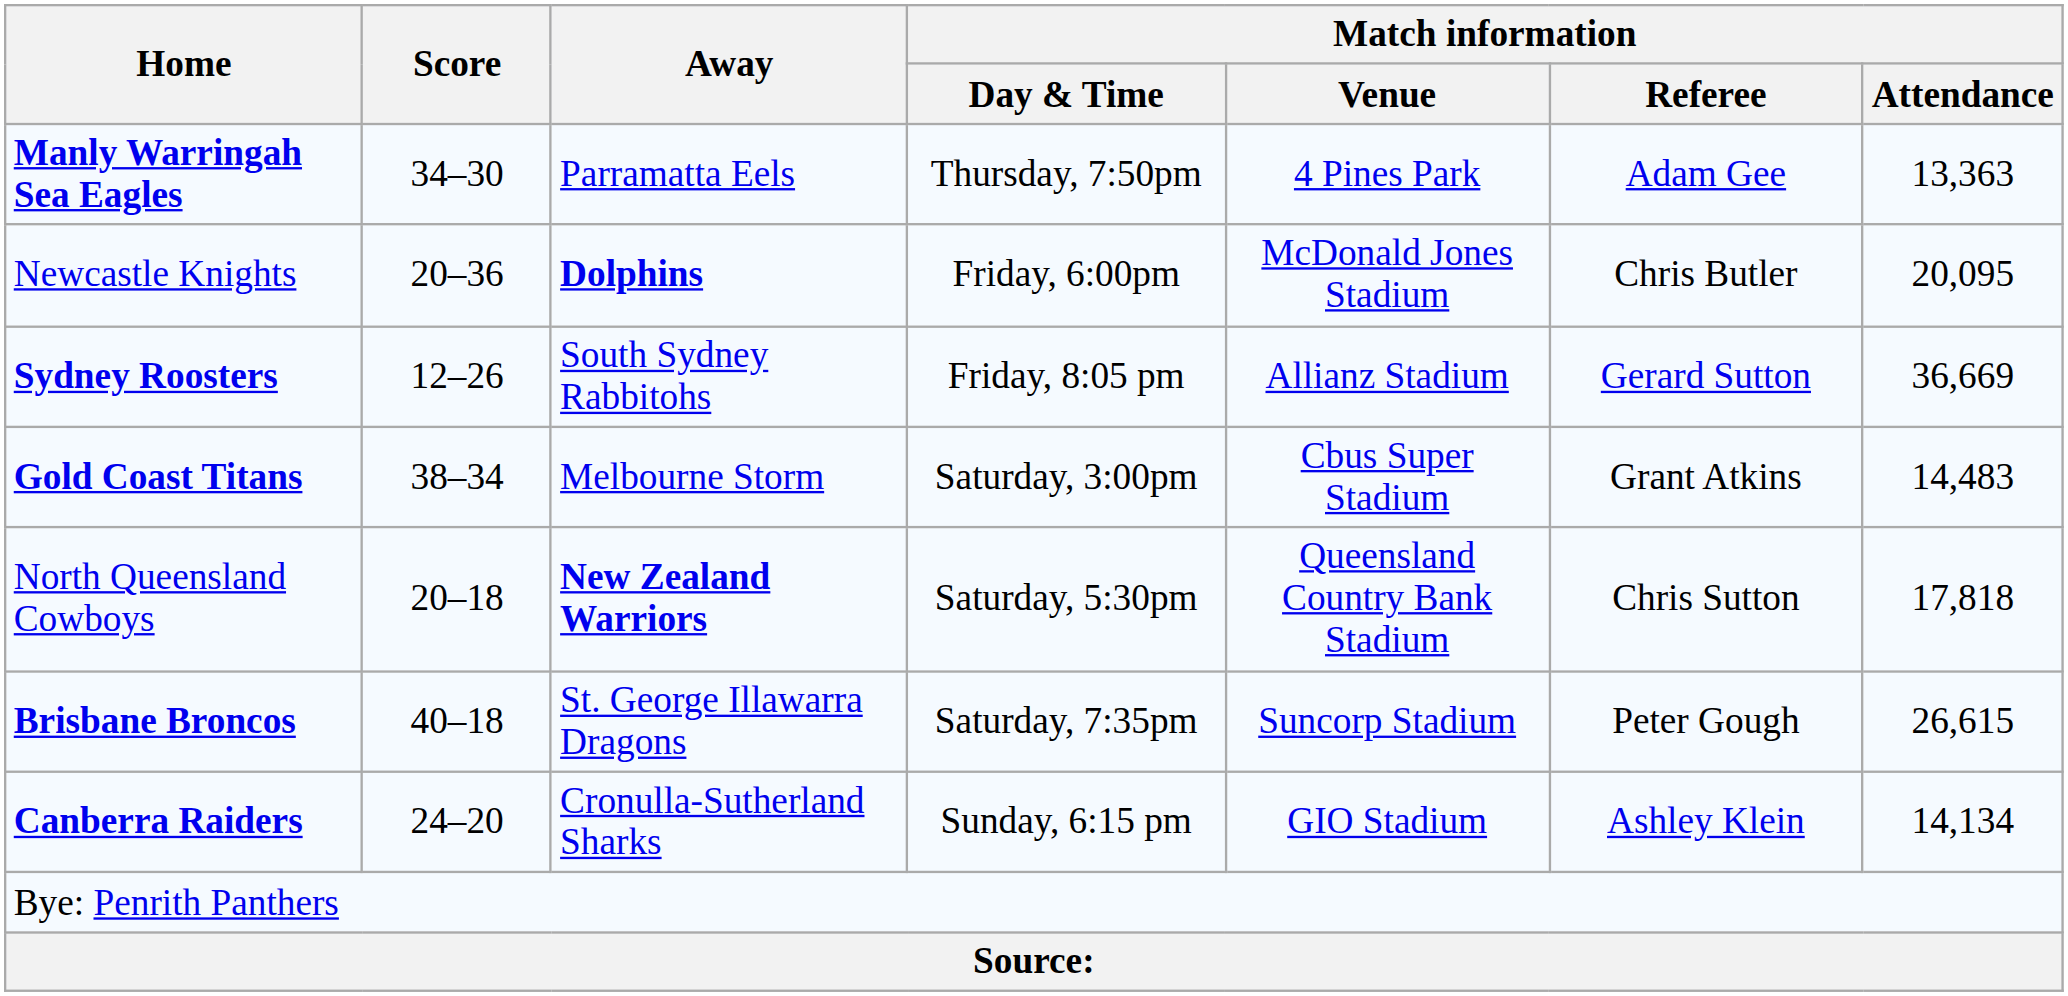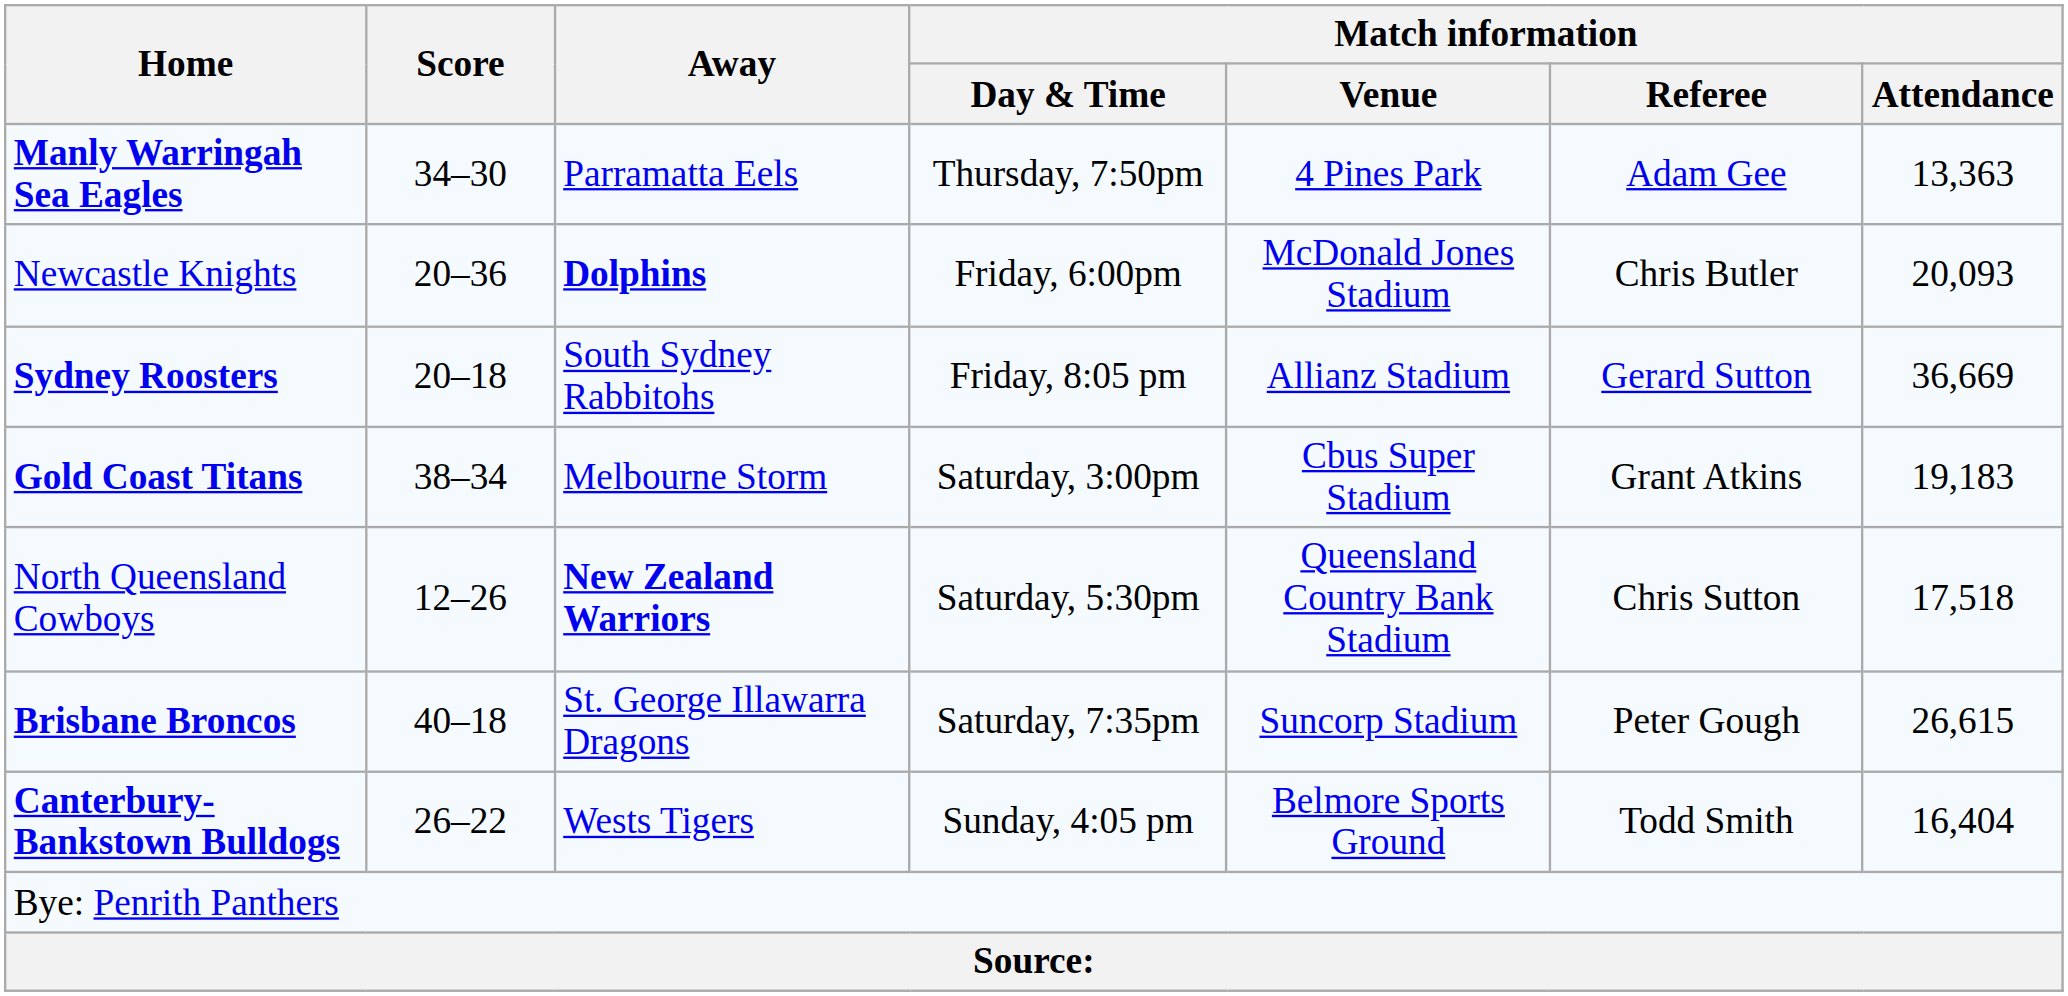(1963, 274) 20,095 -> (1963, 274) 20,093
(457, 375) 12–26 -> (460, 375) 20–18
(1963, 476) 14,483 -> (1963, 476) 19,183
(457, 598) 20–18 -> (460, 598) 12–26
(1963, 598) 17,818 -> (1963, 598) 17,518
+ row: (177, 821)
- row: (158, 821)
